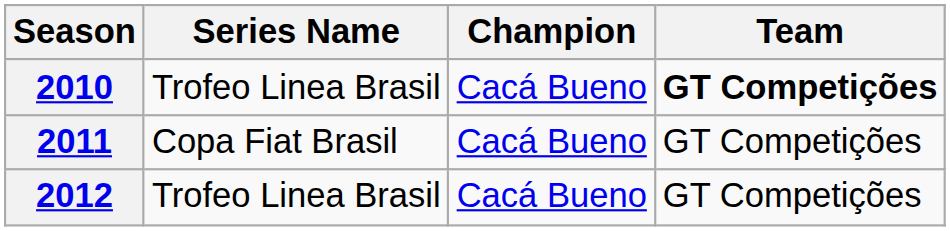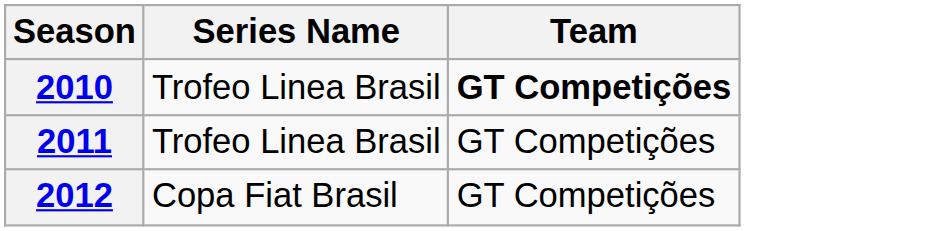- column: (552, 31)
(275, 141) Copa Fiat Brasil -> (296, 141) Trofeo Linea Brasil
(296, 196) Trofeo Linea Brasil -> (275, 196) Copa Fiat Brasil
